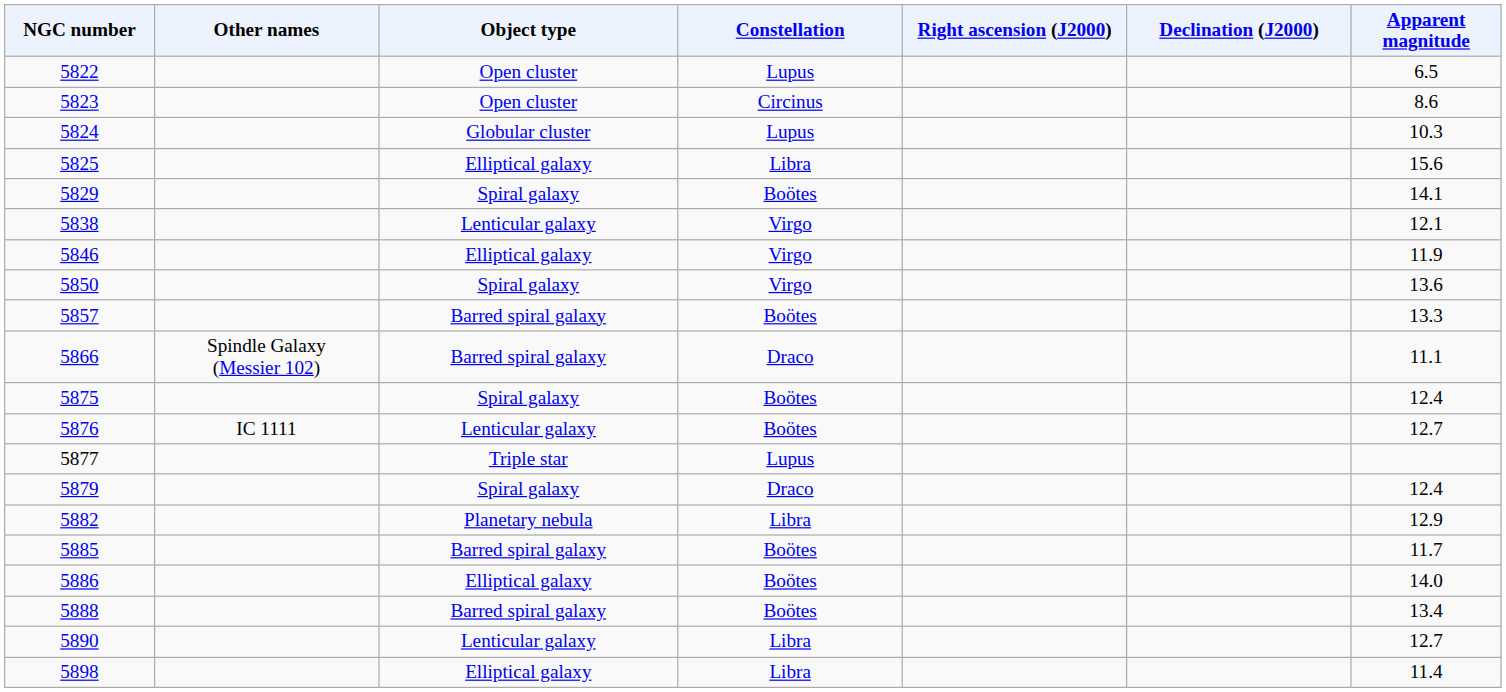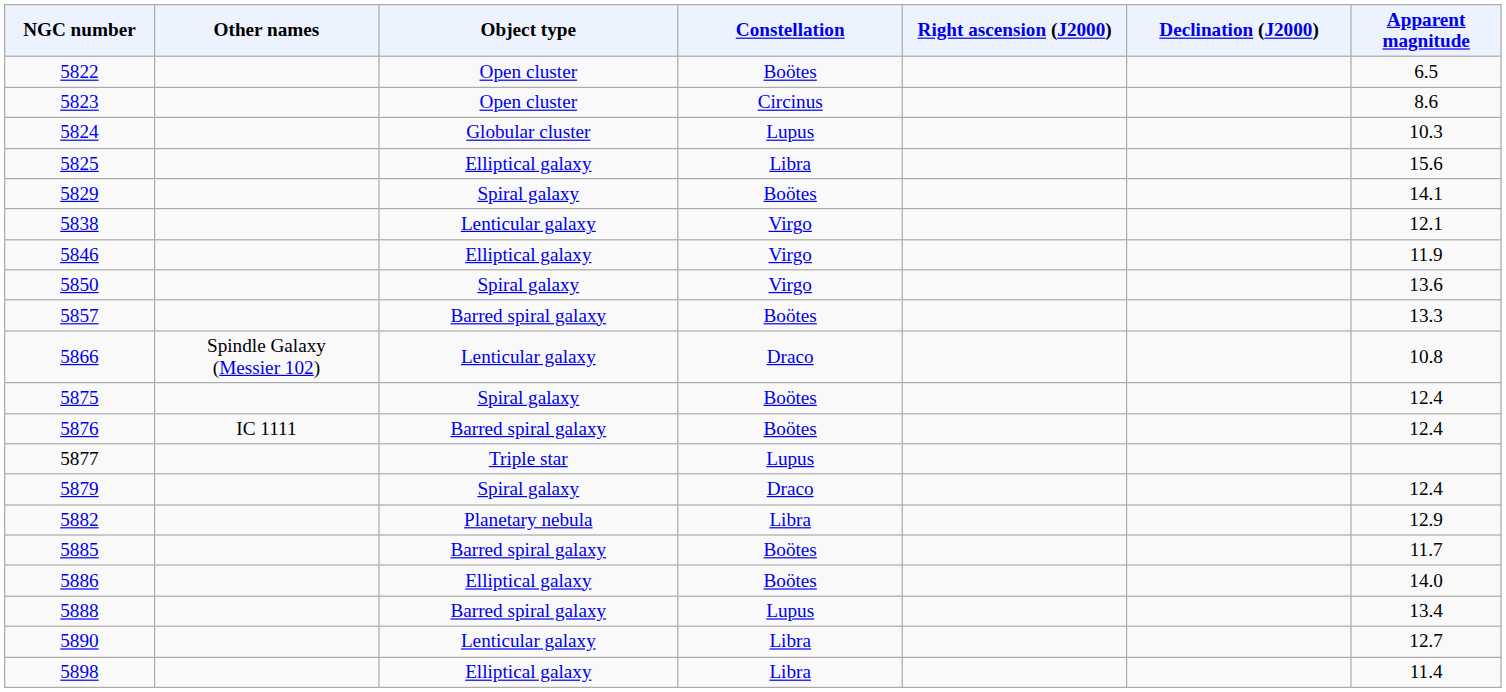(790, 71) Lupus -> (790, 71) Boötes
(528, 356) Barred spiral galaxy -> (528, 356) Lenticular galaxy
(1426, 356) 11.1 -> (1426, 356) 10.8
(528, 428) Lenticular galaxy -> (528, 428) Barred spiral galaxy
(1426, 428) 12.7 -> (1426, 428) 12.4
(790, 611) Boötes -> (790, 611) Lupus
